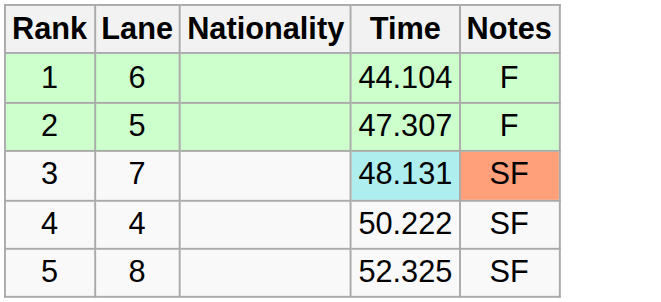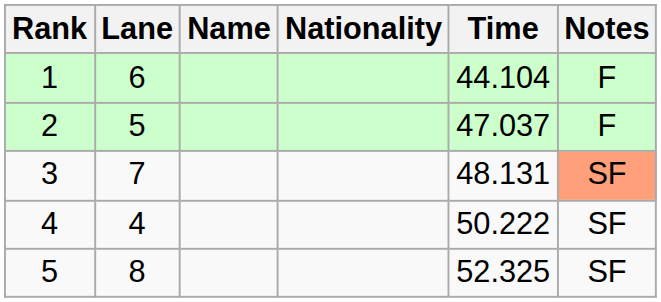+ column: (229, 28)
(405, 126) 47.307 -> (503, 126) 47.037
(405, 175) paleturquoise background -> (503, 175) no background
